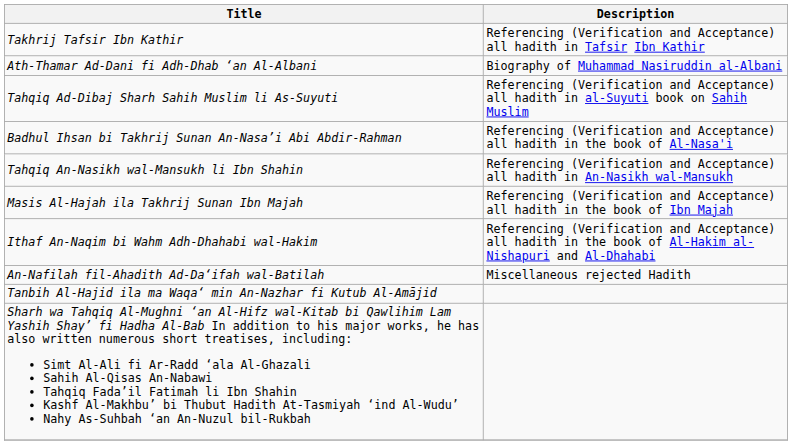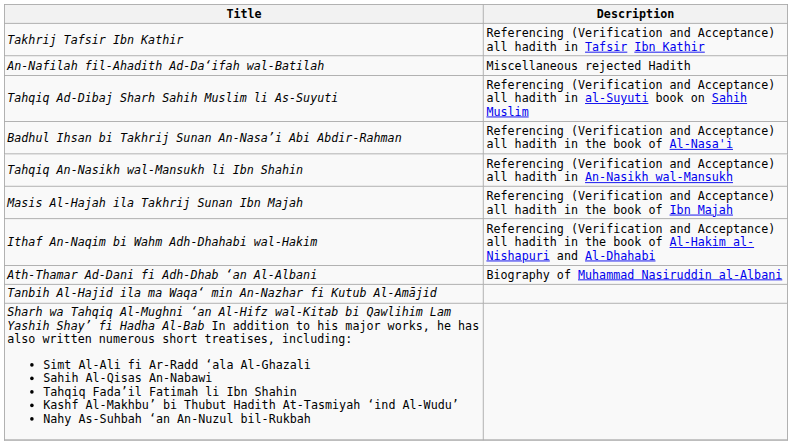rows swapped: (162, 66) <-> (166, 275)
